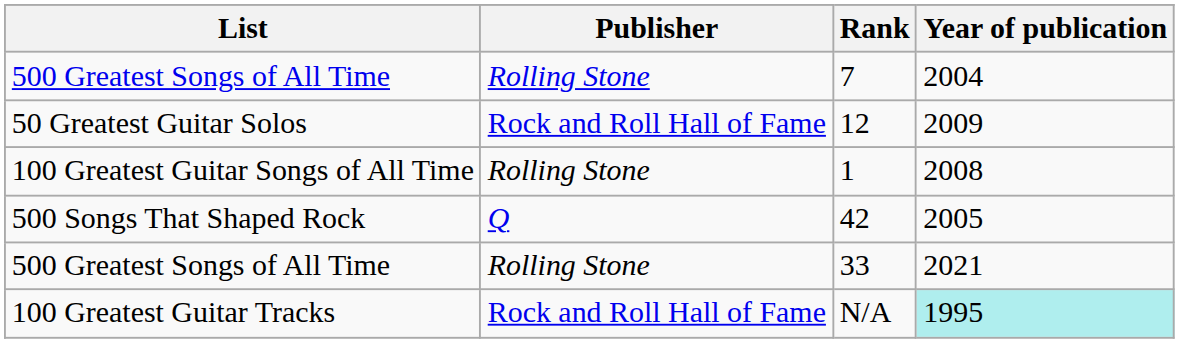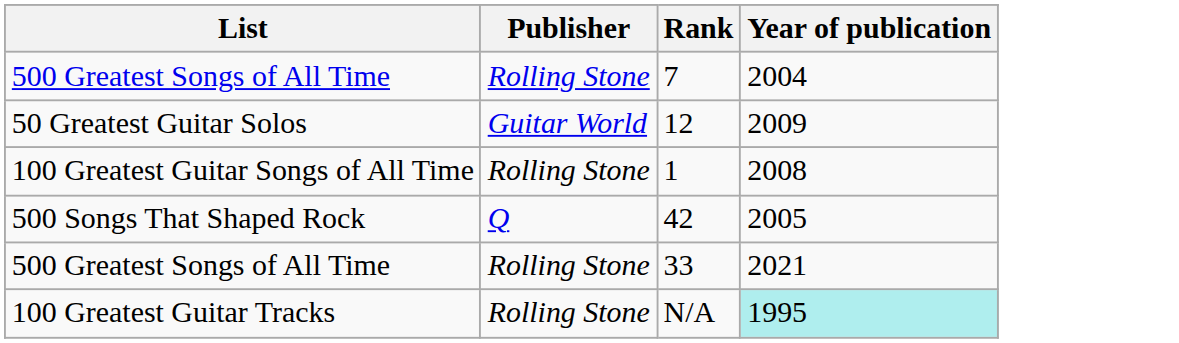(657, 123) Rock and Roll Hall of Fame -> (567, 123) Guitar World
(657, 312) Rock and Roll Hall of Fame -> (569, 312) Rolling Stone
